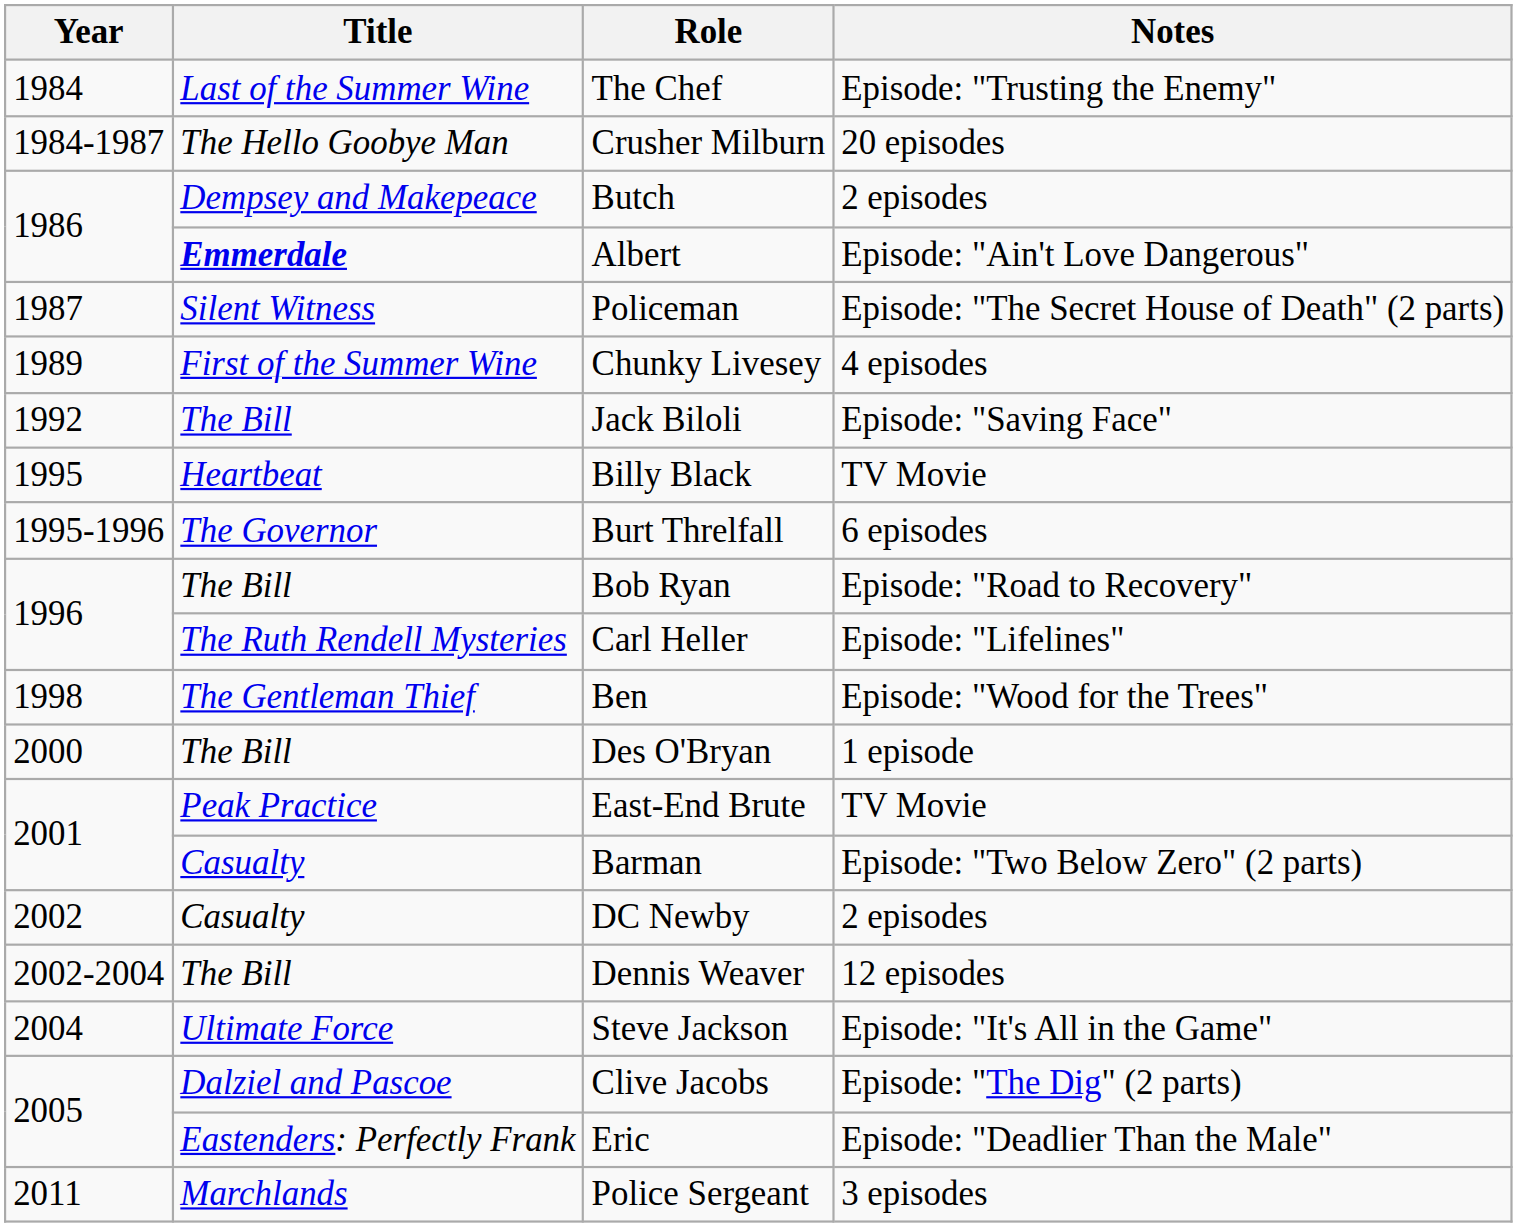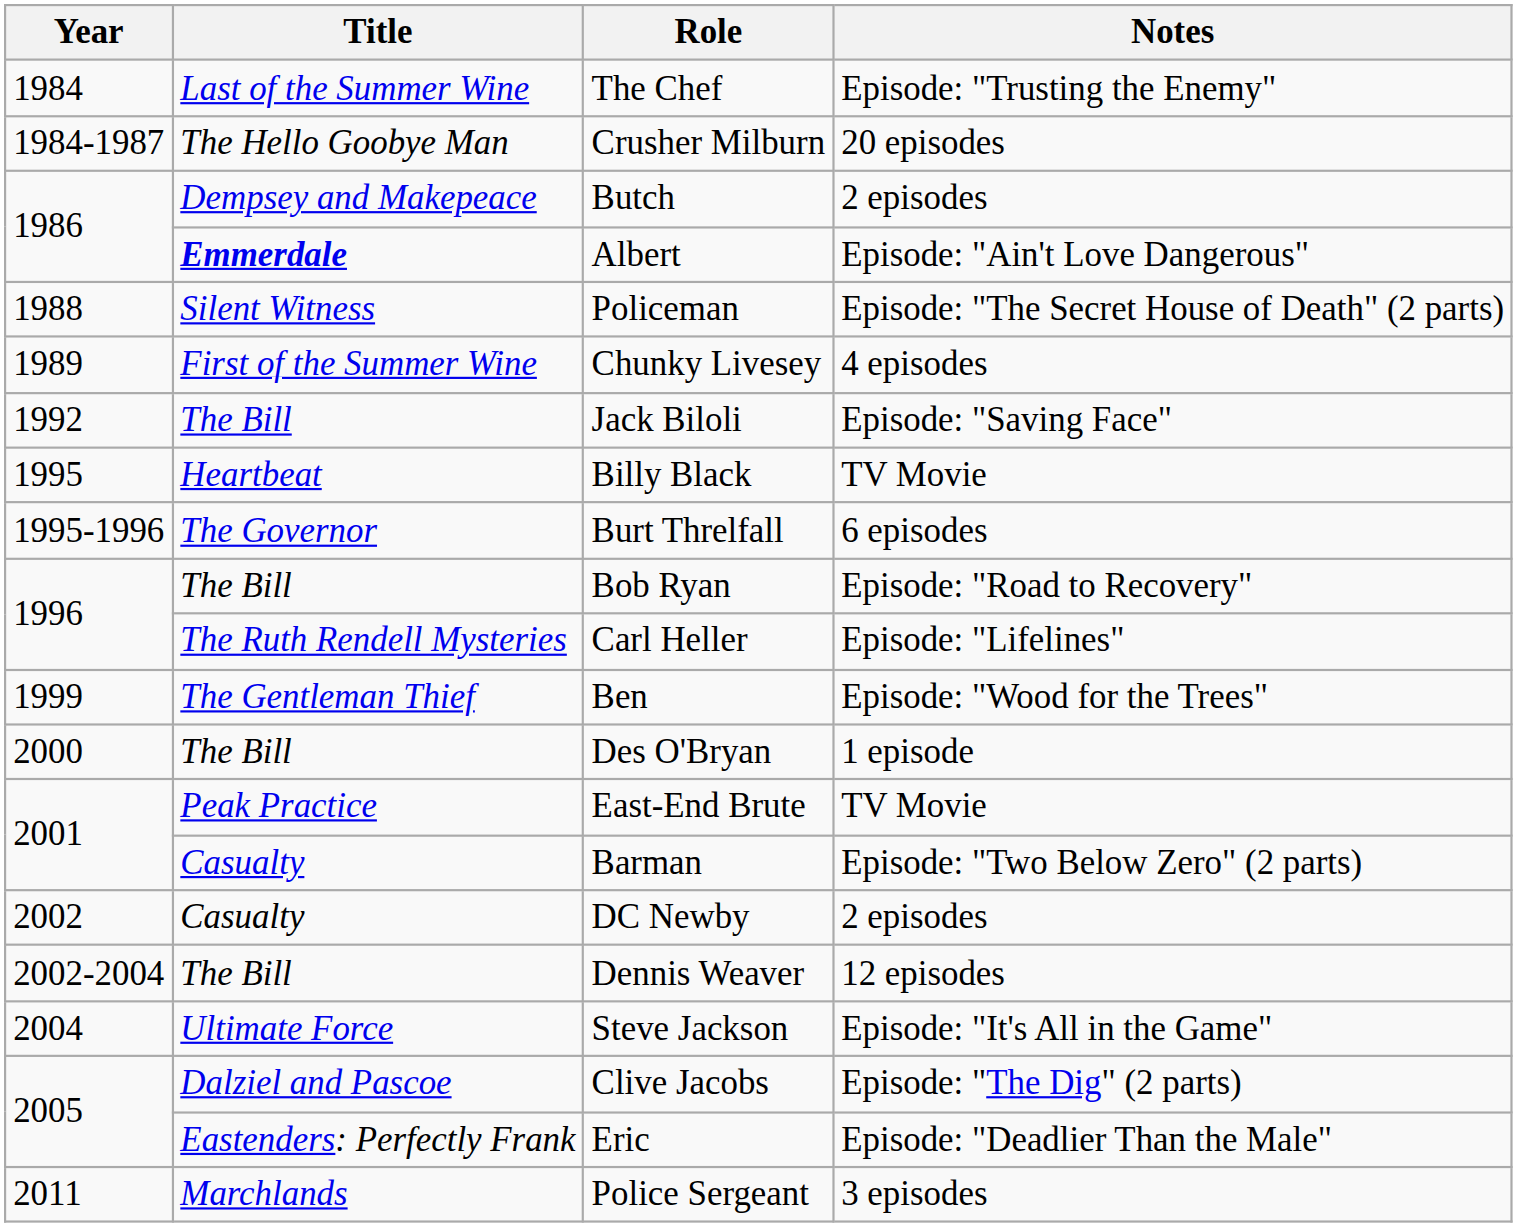(48, 308) 1987 -> (48, 308) 1988
(48, 695) 1998 -> (48, 695) 1999
